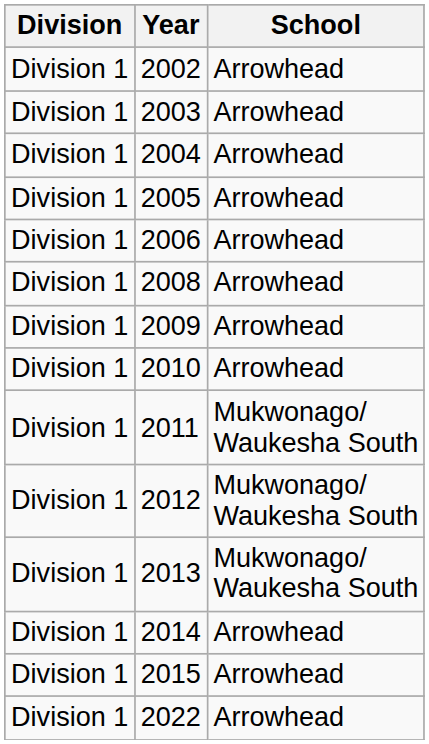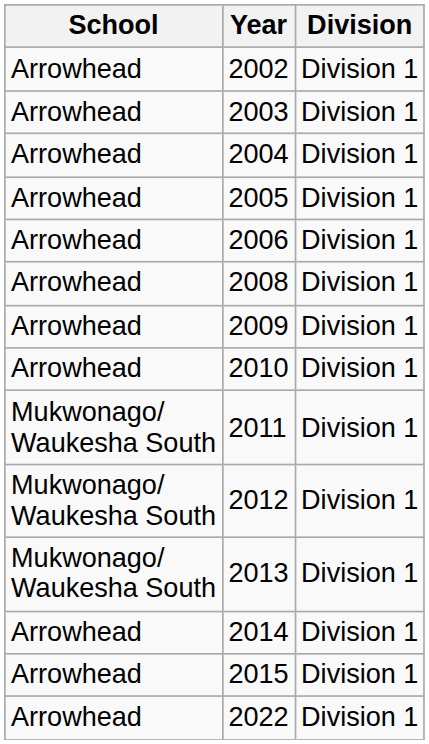columns swapped: (316, 25) <-> (70, 25)
